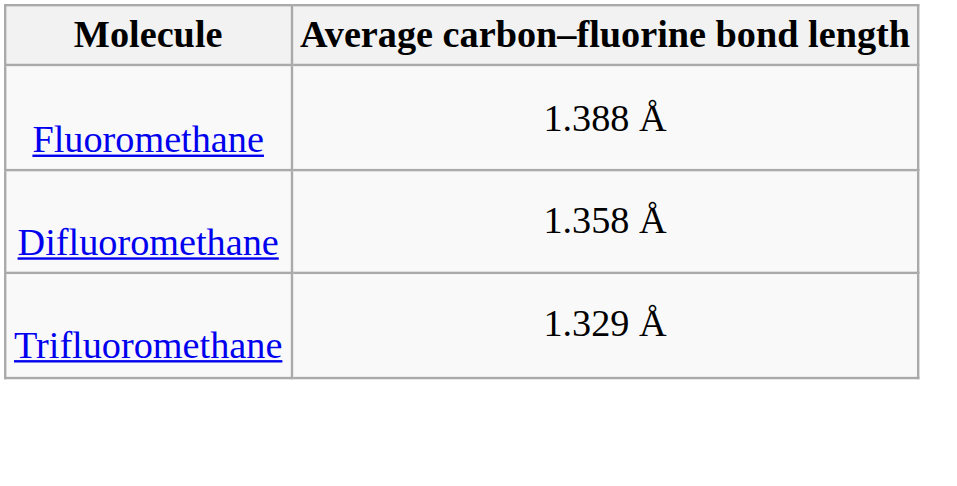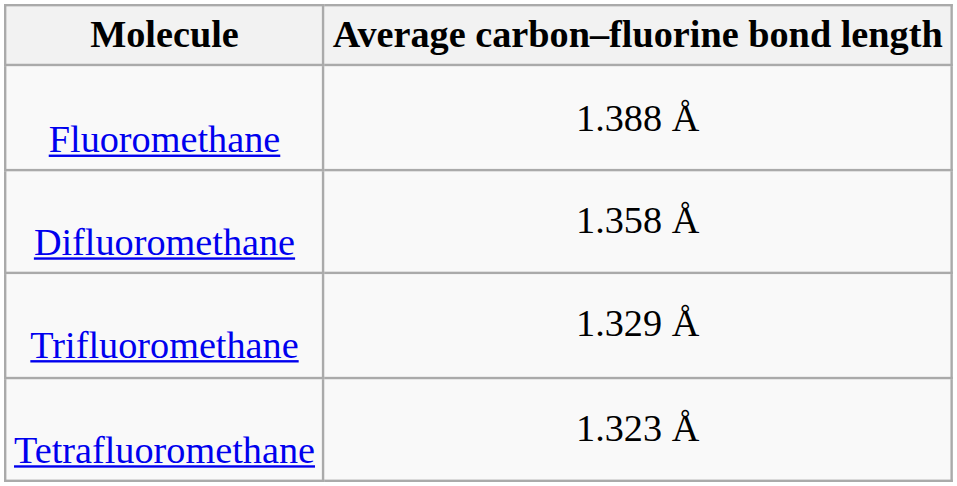+ row: (165, 449)
